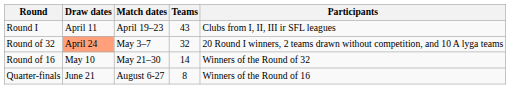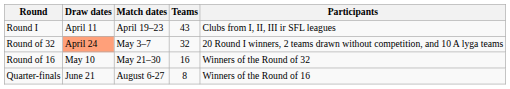(185, 60) 14 -> (185, 60) 16
